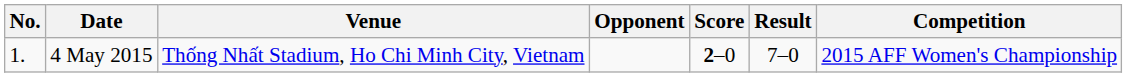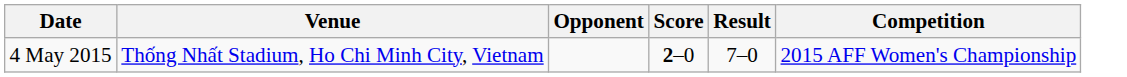- column: (25, 21)
